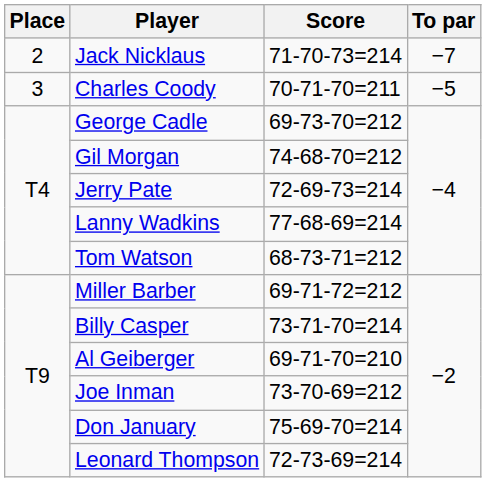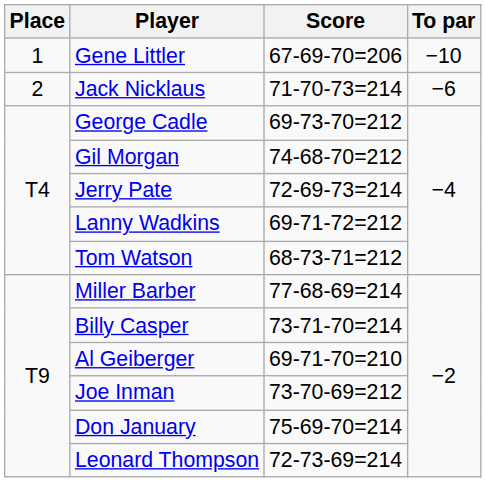+ row: (130, 55)
(444, 55) −7 -> (444, 88) −6
- row: (145, 88)
(336, 223) 77-68-69=214 -> (336, 223) 69-71-72=212
(336, 291) 69-71-72=212 -> (336, 291) 77-68-69=214
